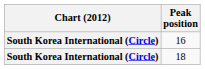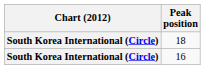rows swapped: (181, 40) <-> (181, 56)
